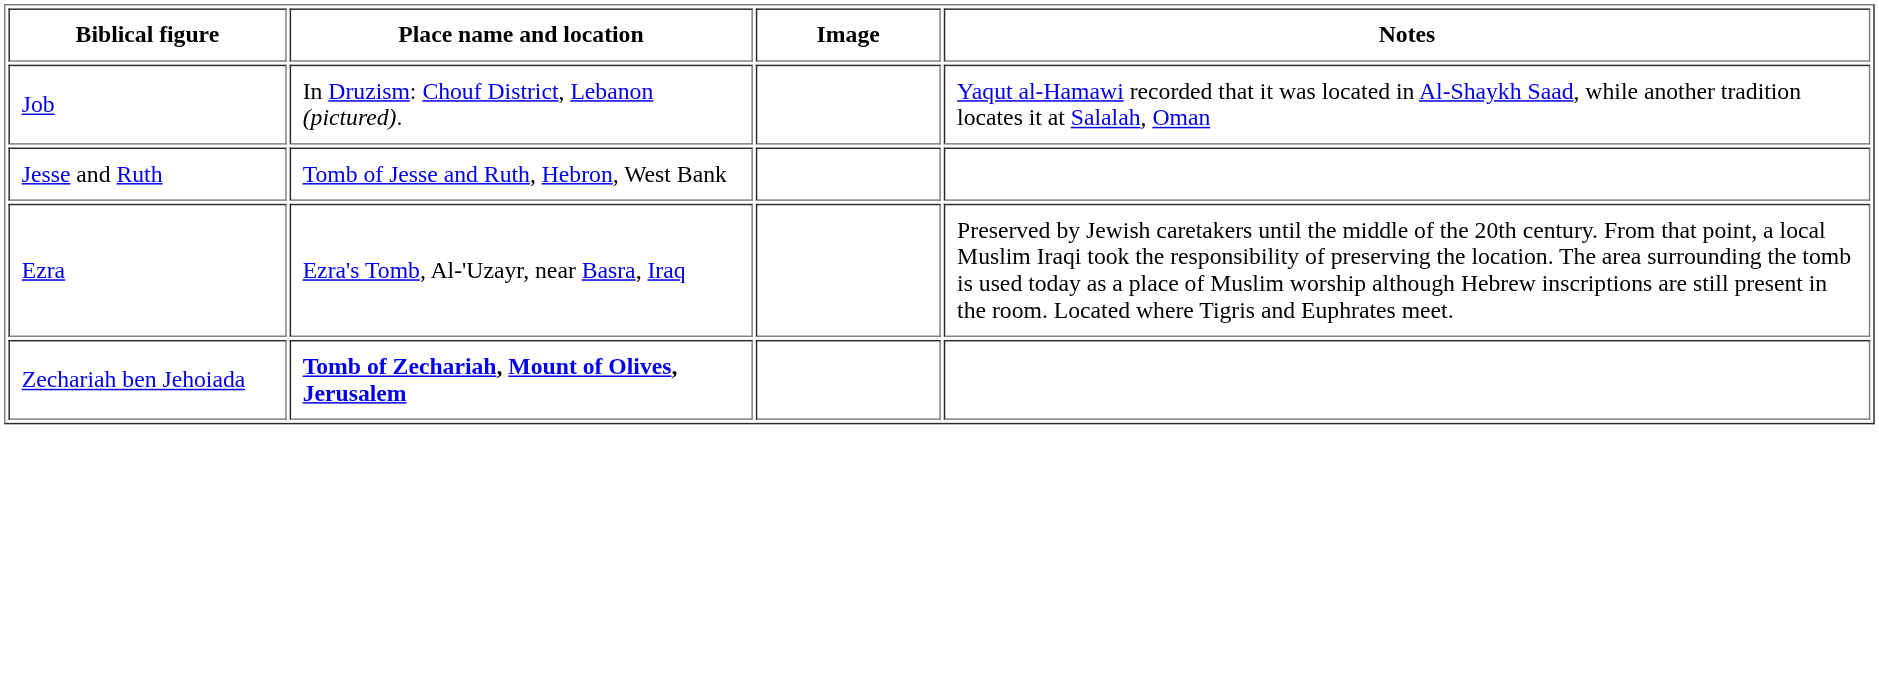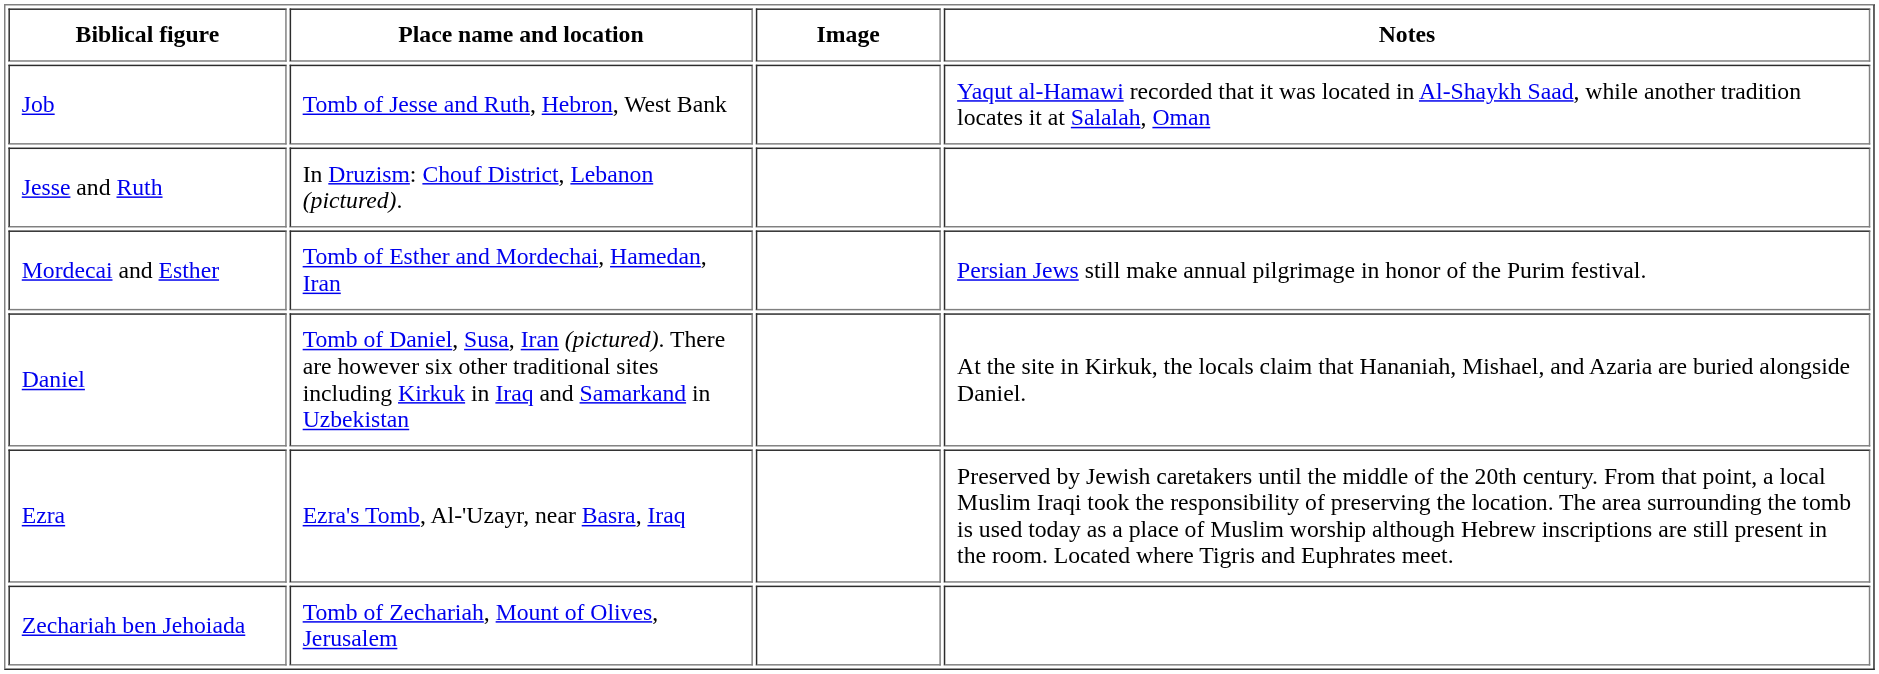(478, 104) In Druzism: Chouf District, Lebanon (pictured). -> (515, 104) Tomb of Jesse and Ruth, Hebron, West Bank
(515, 173) Tomb of Jesse and Ruth, Hebron, West Bank -> (478, 187) In Druzism: Chouf District, Lebanon (pictured).
+ row: (120, 270)
+ row: (53, 379)
(490, 379) bold -> (480, 625) normal
